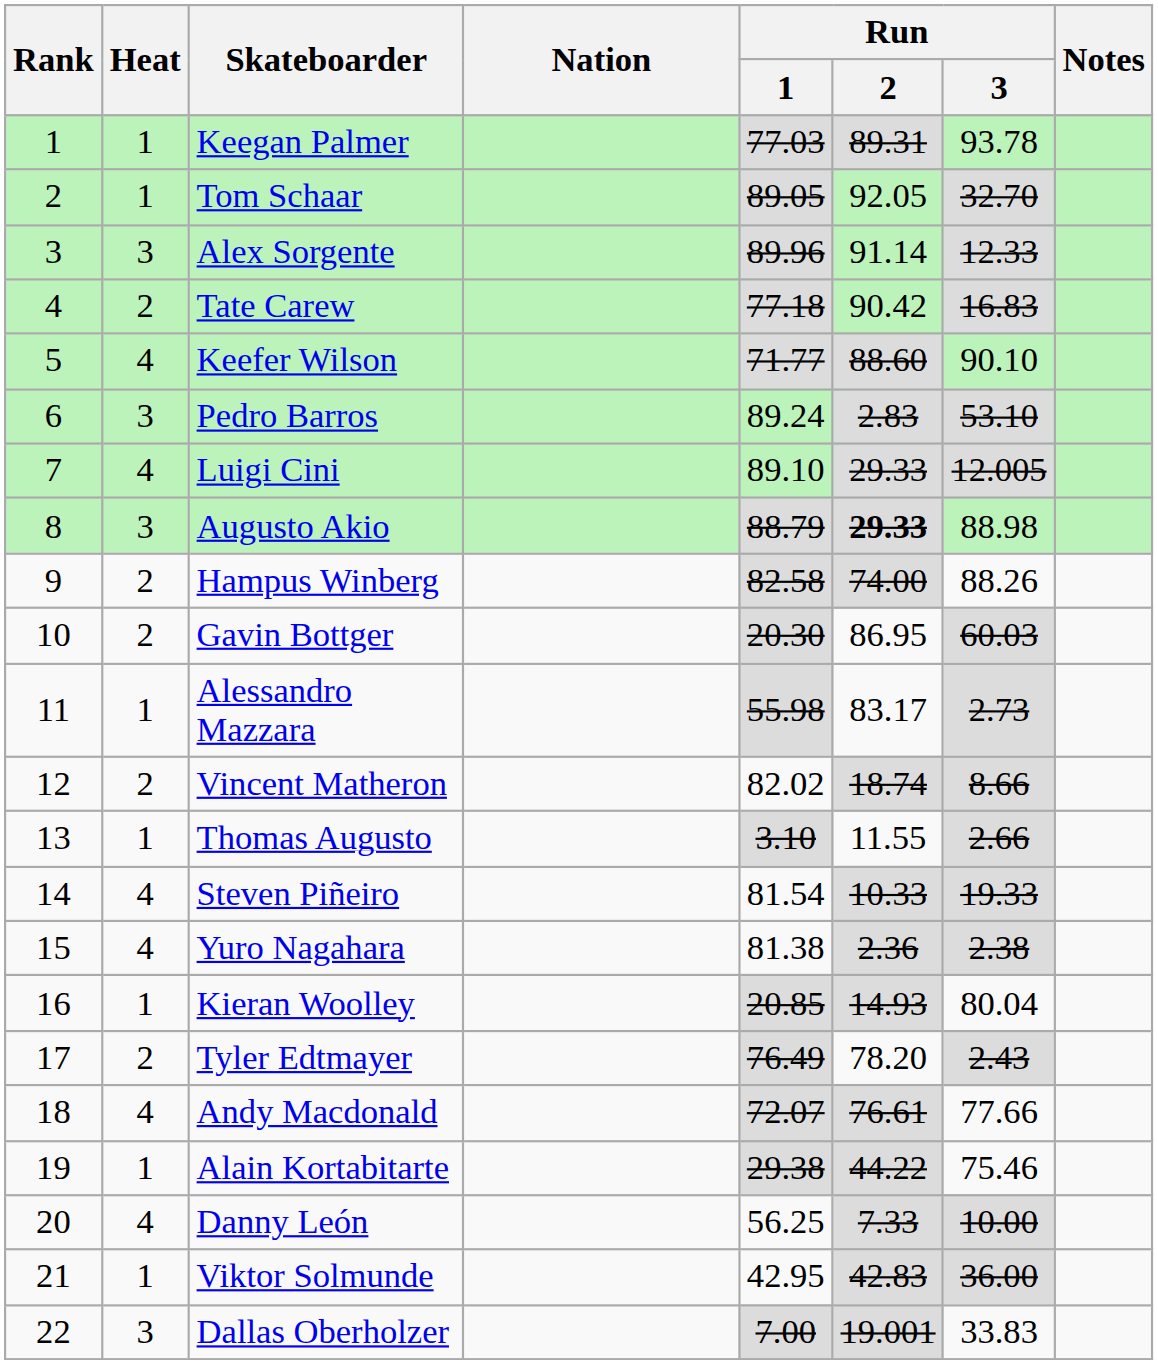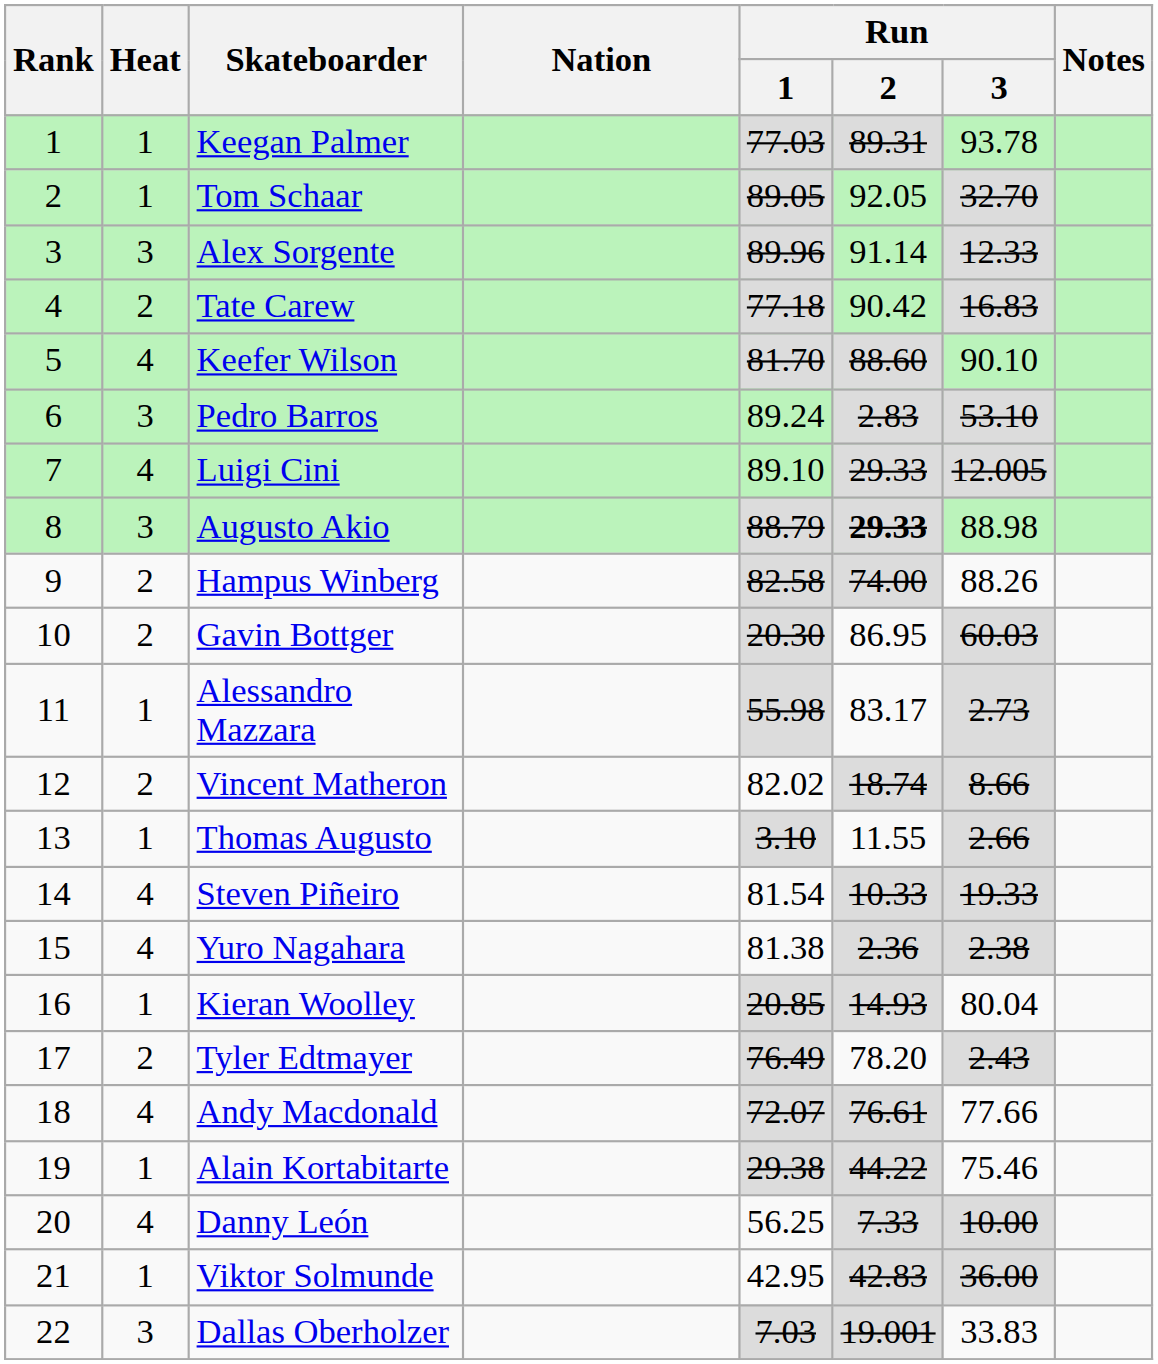(786, 360) 71.77 -> (786, 360) 81.70
(786, 1331) 7.00 -> (786, 1331) 7.03
